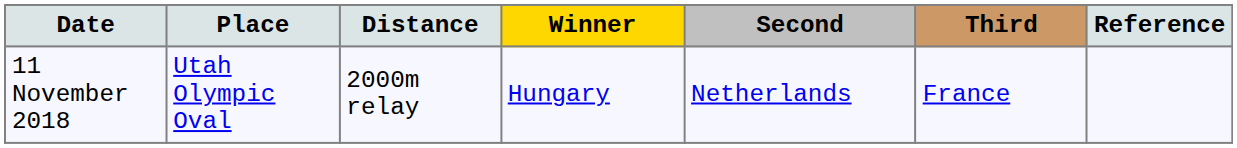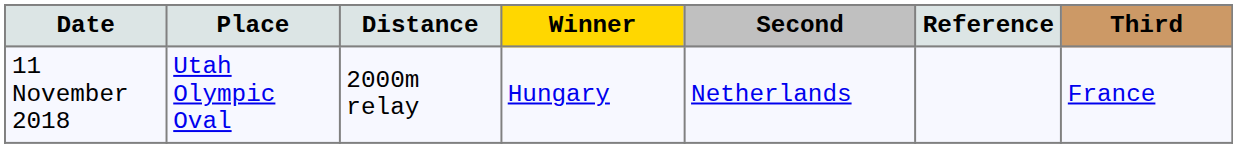columns swapped: (1001, 26) <-> (1160, 26)
